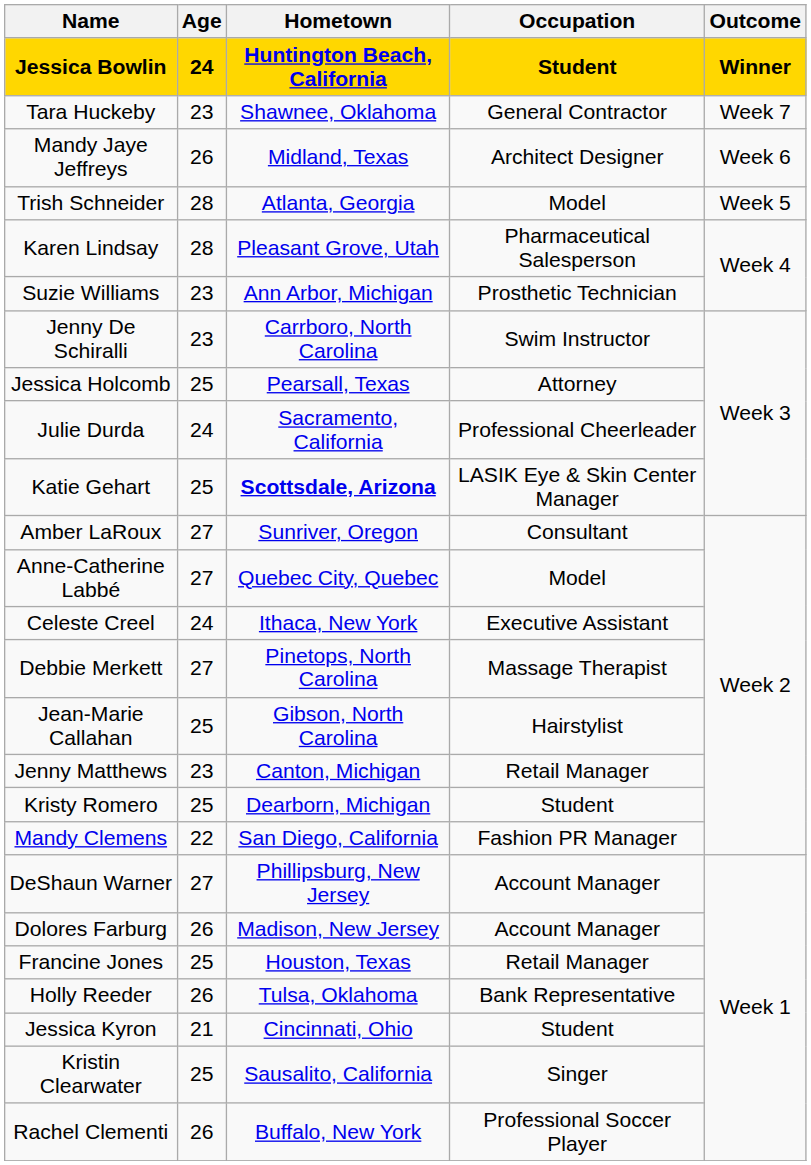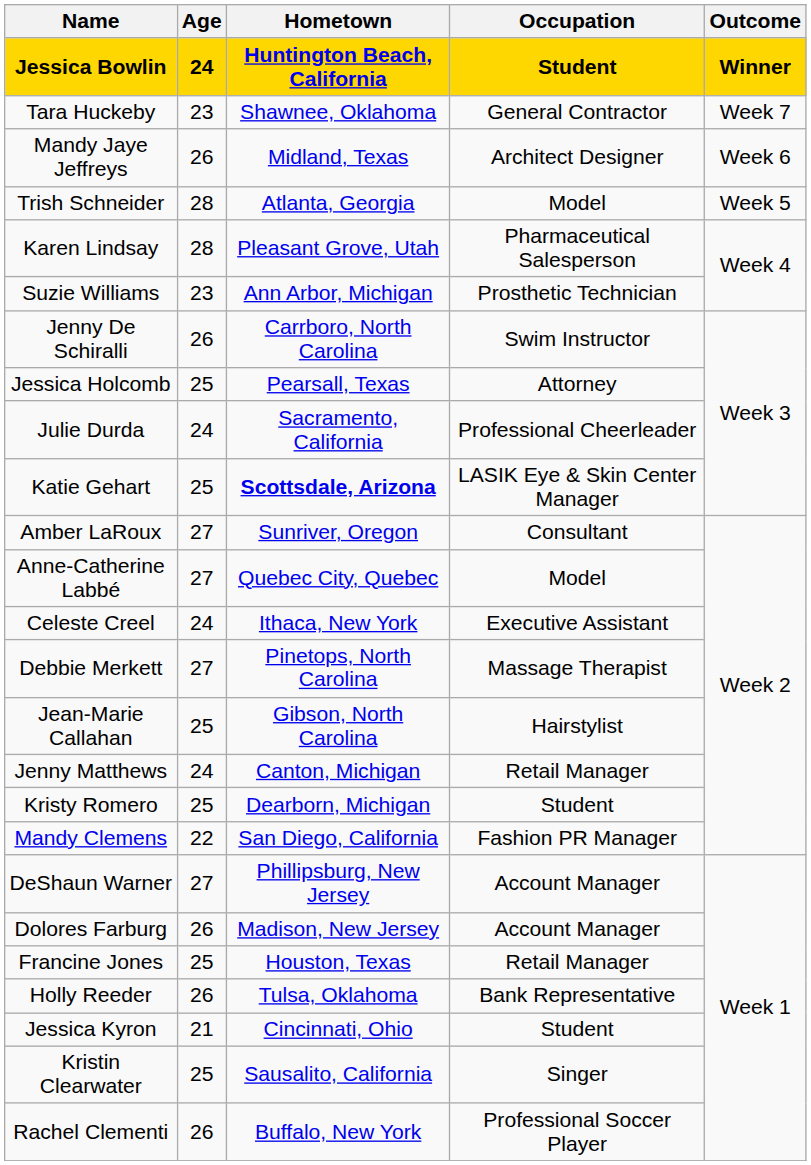(202, 338) 23 -> (202, 338) 26
(202, 771) 23 -> (202, 771) 24
